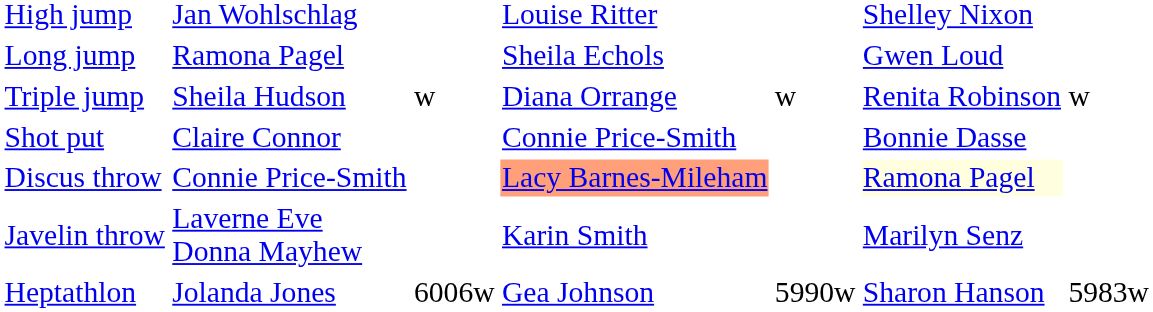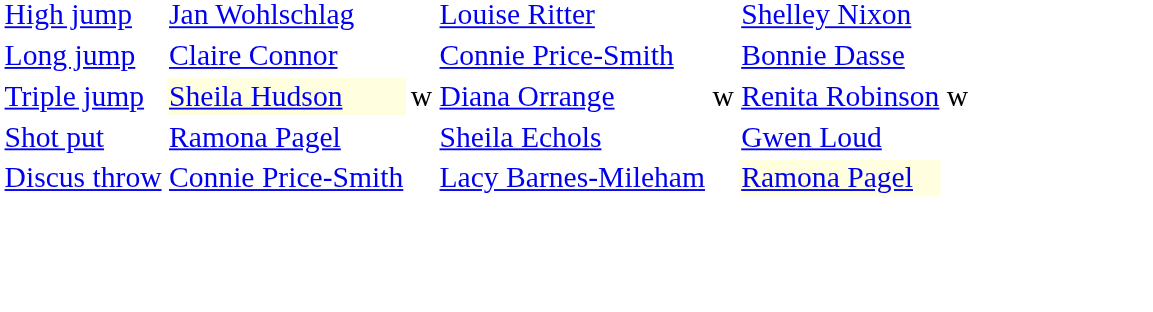(258, 55) Ramona Pagel -> (253, 55) Claire Connor
(583, 55) Sheila Echols -> (557, 55) Connie Price-Smith
(933, 55) Gwen Loud -> (823, 55) Bonnie Dasse
(259, 96) no background -> (256, 96) lightyellow background
(257, 136) Claire Connor -> (255, 136) Ramona Pagel
(619, 136) Connie Price-Smith -> (520, 136) Sheila Echols
(945, 136) Bonnie Dasse -> (811, 136) Gwen Loud
(635, 177) lightsalmon background -> (572, 177) no background
- row: (85, 234)
- row: (70, 292)
